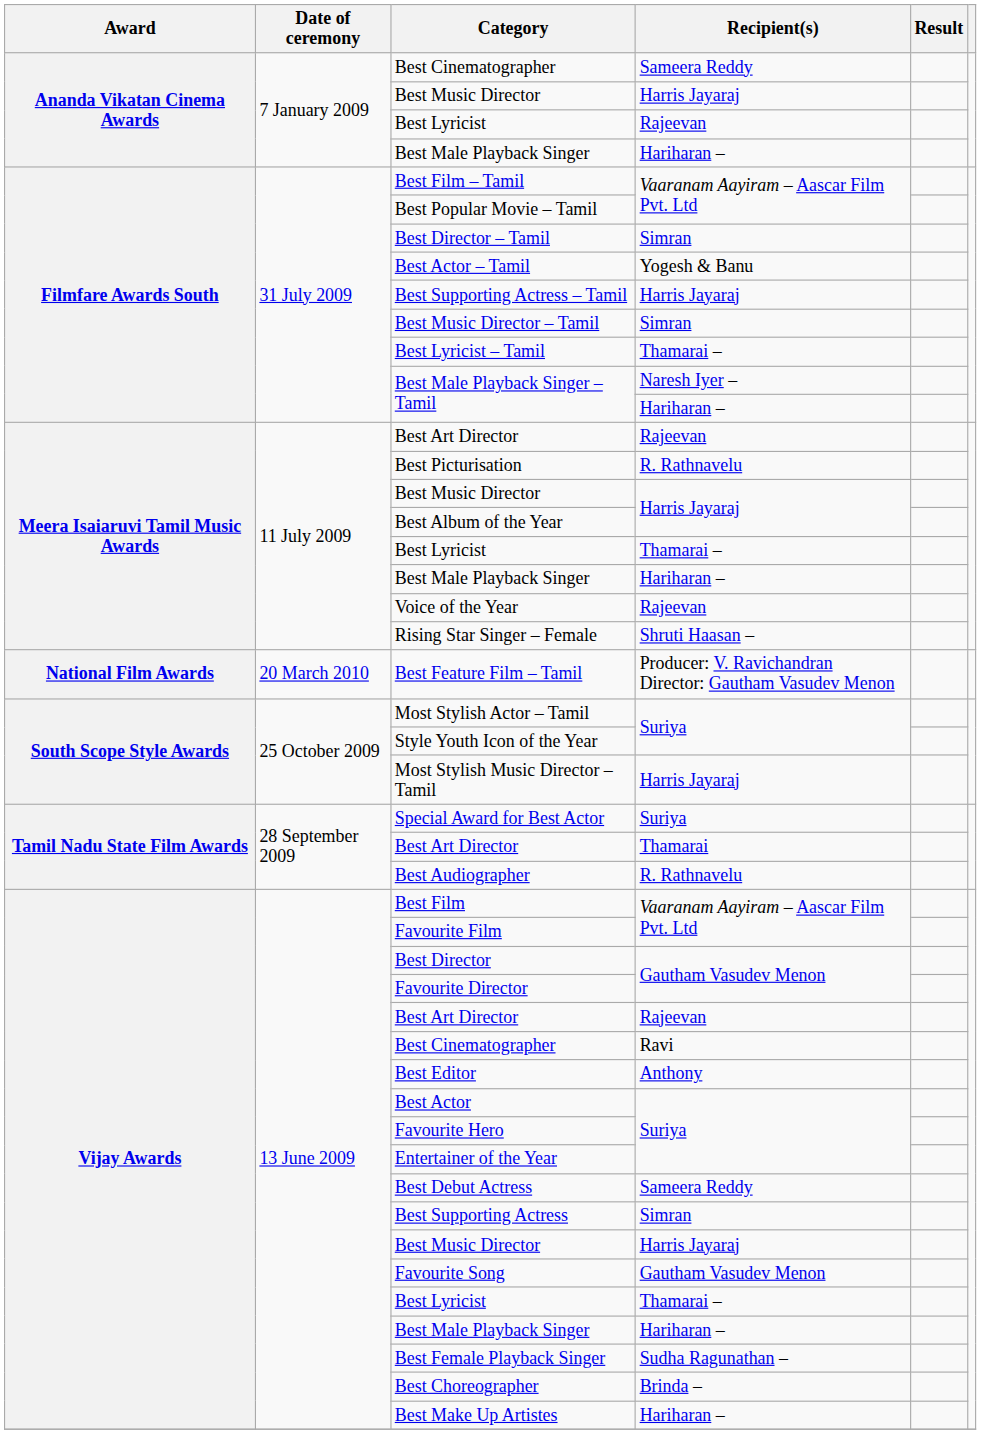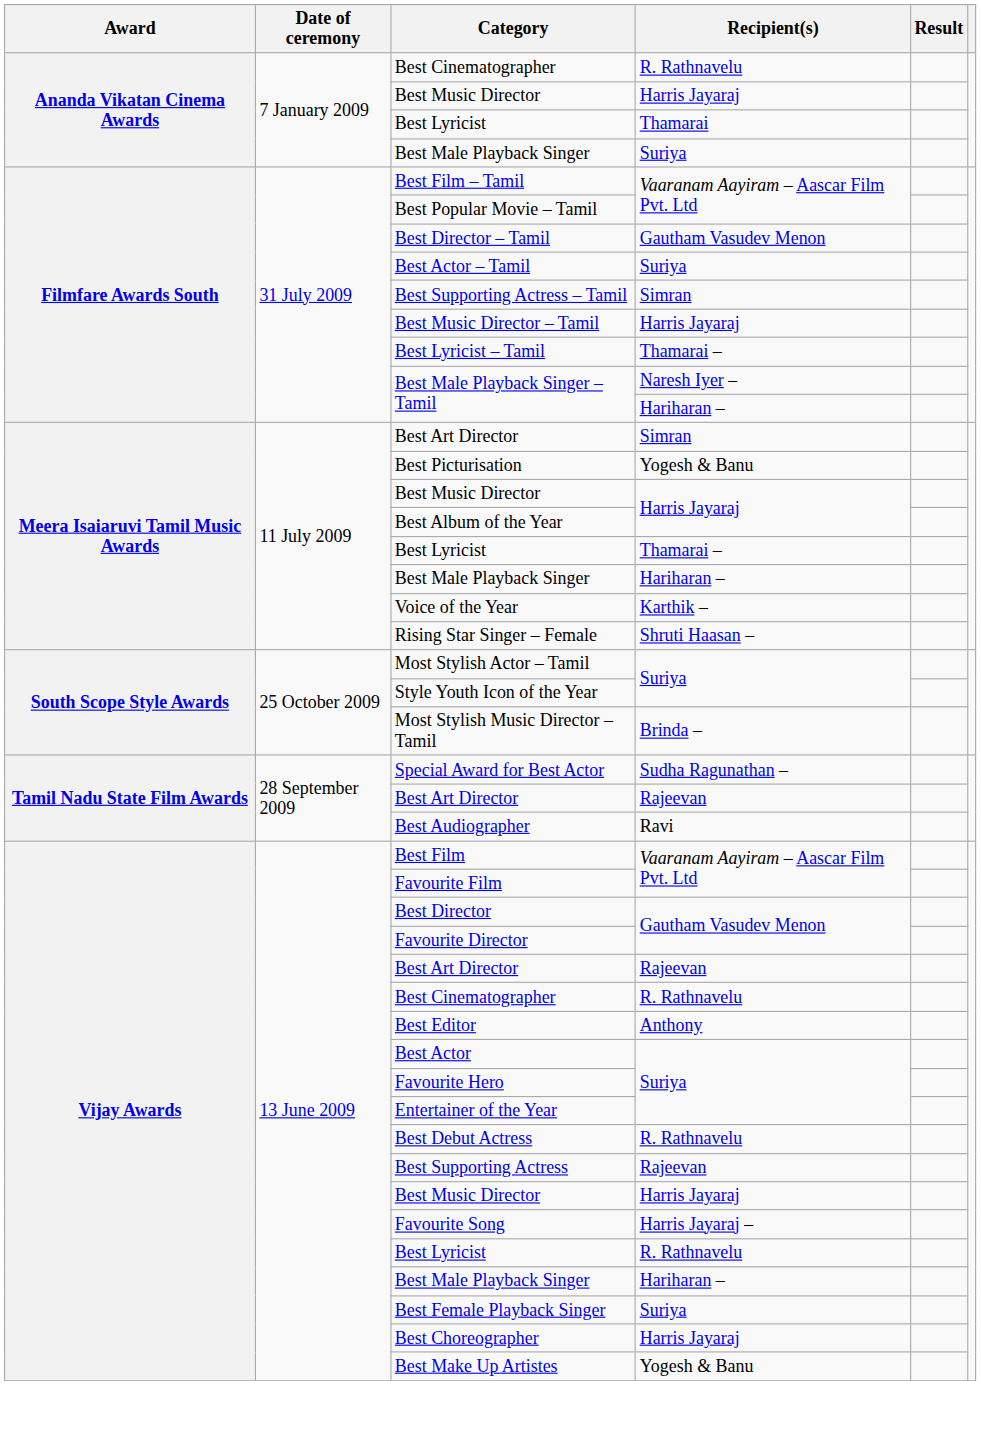(696, 67) Sameera Reddy -> (691, 67) R. Rathnavelu
(673, 124) Rajeevan -> (674, 124) Thamarai
(682, 152) Hariharan – -> (663, 152) Suriya
(666, 237) Simran -> (733, 237) Gautham Vasudev Menon
(696, 266) Yogesh & Banu -> (663, 266) Suriya
(690, 294) Harris Jayaraj -> (666, 294) Simran
(666, 323) Simran -> (690, 323) Harris Jayaraj
(673, 436) Rajeevan -> (666, 436) Simran
(691, 465) R. Rathnavelu -> (697, 465) Yogesh & Banu
(673, 607) Rajeevan -> (674, 607) Karthik –
- row: (130, 674)
(690, 779) Harris Jayaraj -> (671, 731) Brinda –
(663, 818) Suriya -> (714, 769) Sudha Ragunathan –
(674, 846) Thamarai -> (673, 797) Rajeevan
(691, 874) R. Rathnavelu -> (657, 826) Ravi
(657, 1045) Ravi -> (691, 996) R. Rathnavelu
(696, 1187) Sameera Reddy -> (691, 1138) R. Rathnavelu
(666, 1215) Simran -> (673, 1167) Rajeevan
(733, 1272) Gautham Vasudev Menon -> (696, 1224) Harris Jayaraj –
(681, 1301) Thamarai – -> (691, 1252) R. Rathnavelu
(714, 1358) Sudha Ragunathan – -> (663, 1309) Suriya
(671, 1386) Brinda – -> (690, 1337) Harris Jayaraj
(682, 1414) Hariharan – -> (697, 1366) Yogesh & Banu
